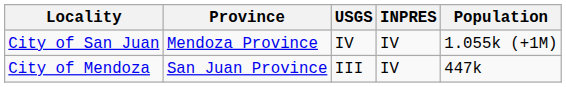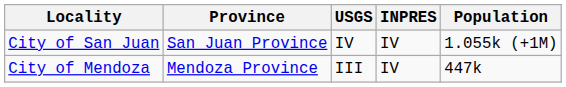(242, 43) Mendoza Province -> (247, 43) San Juan Province
(247, 69) San Juan Province -> (242, 69) Mendoza Province
